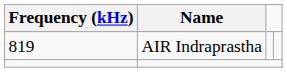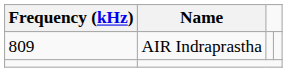(21, 45) 819 -> (21, 45) 809
